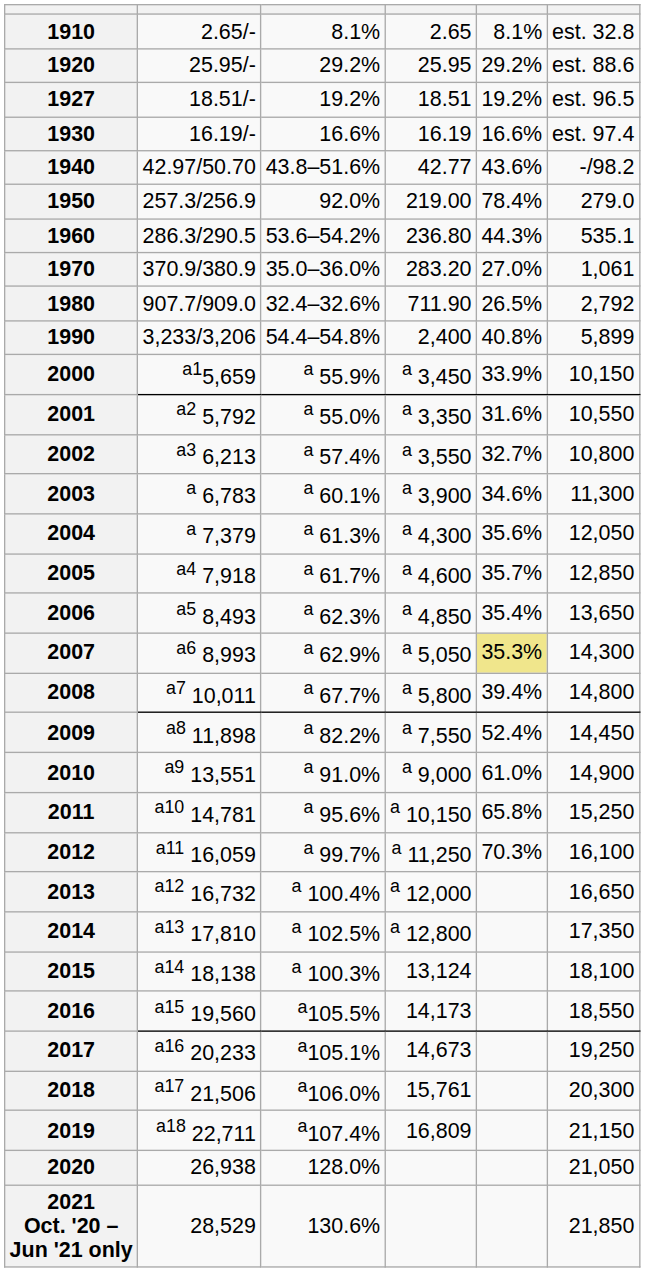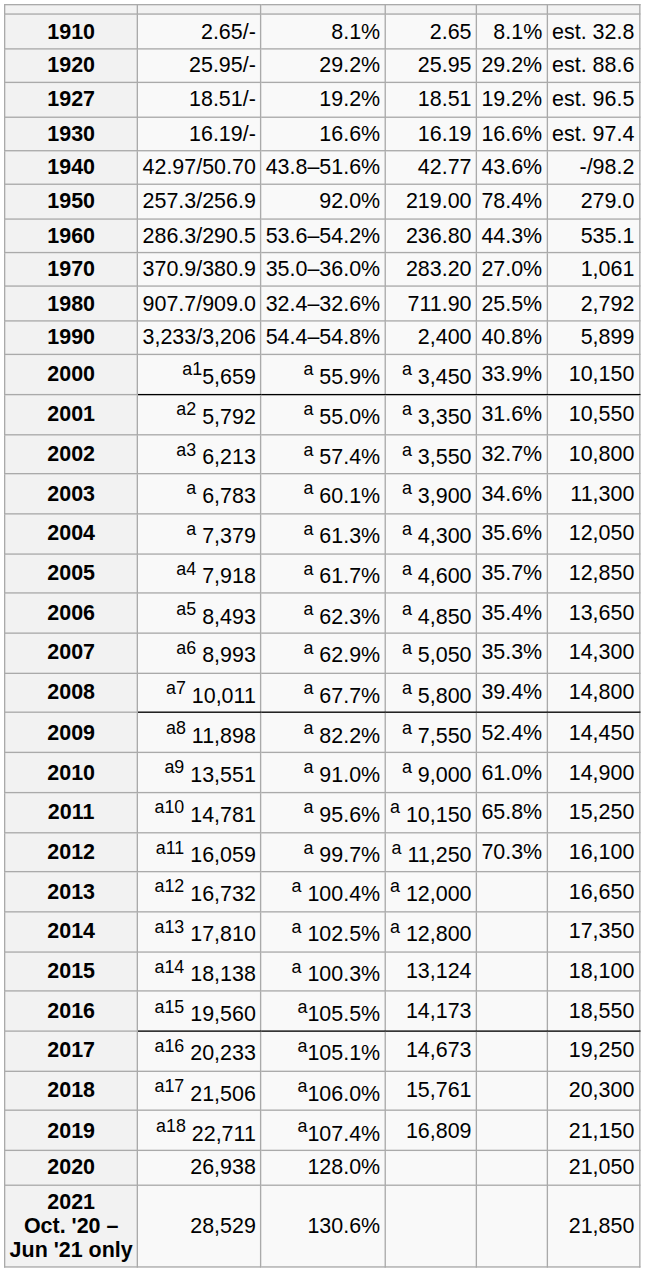(512, 303) 26.5% -> (512, 303) 25.5%
(512, 652) khaki background -> (512, 652) no background
